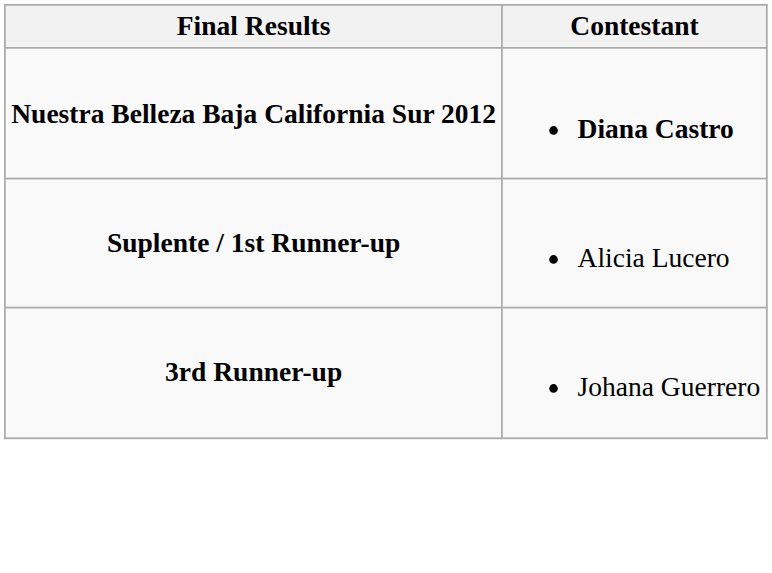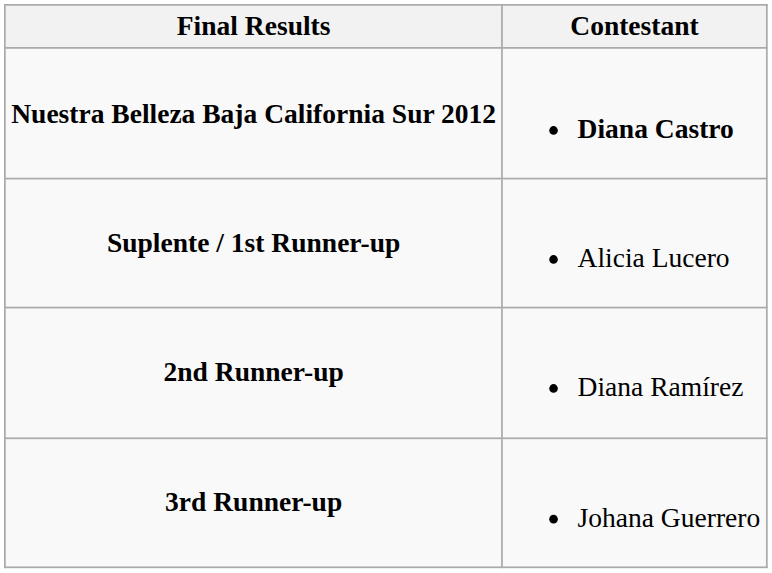+ row: (254, 372)
